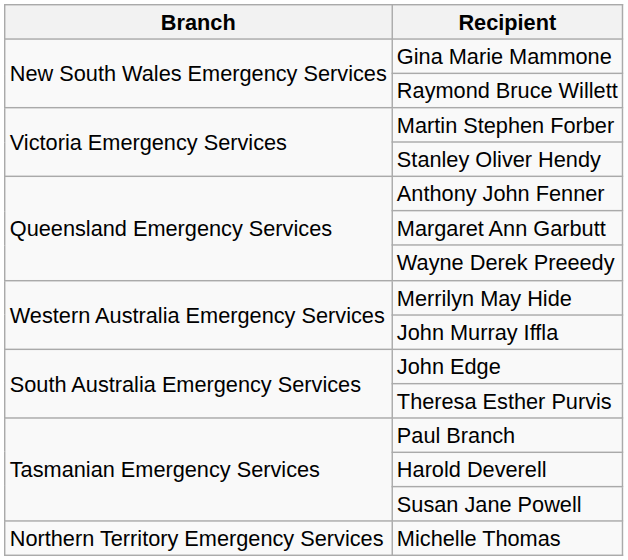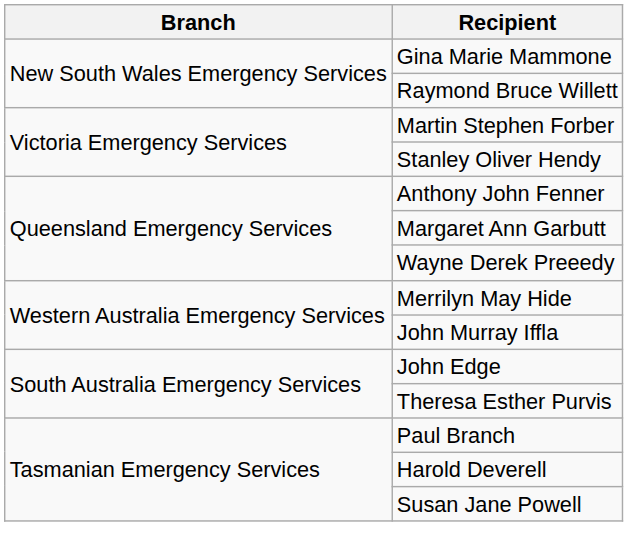- row: (479, 538)
